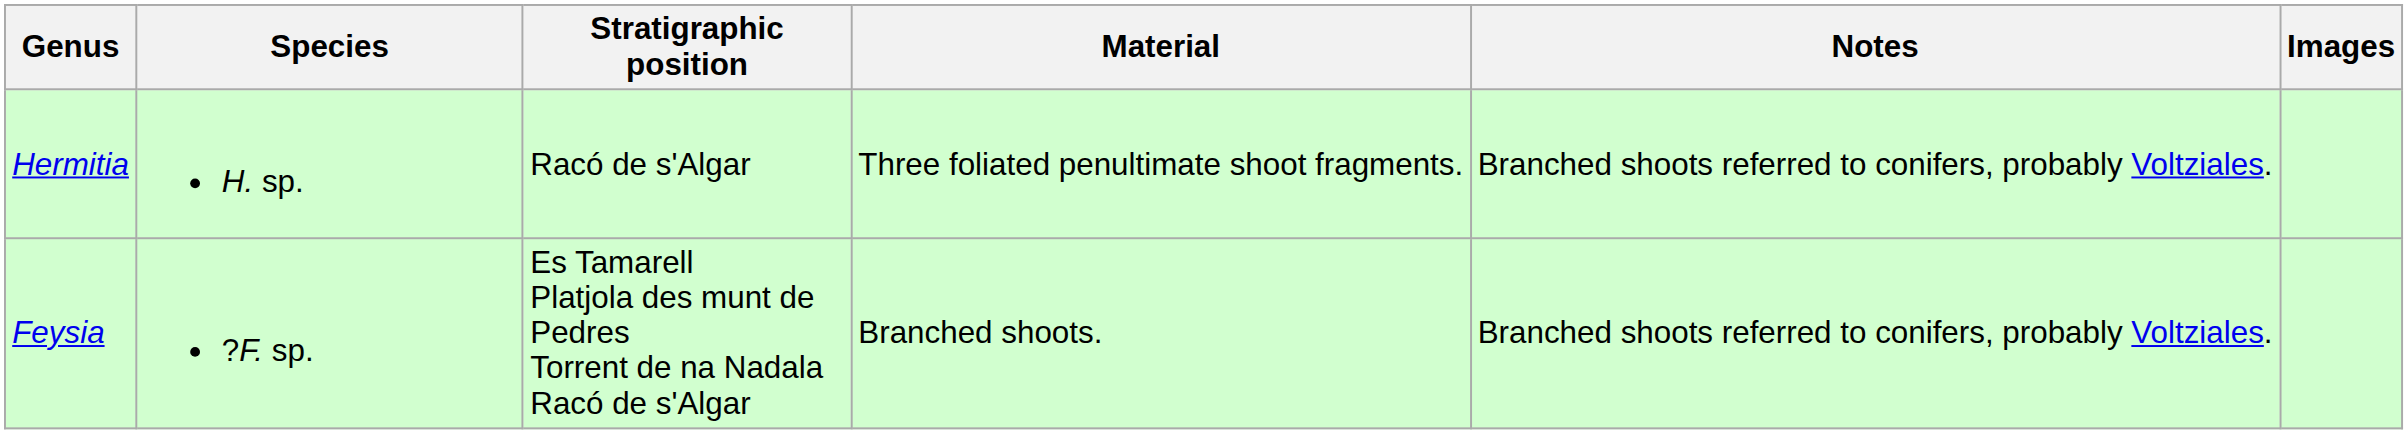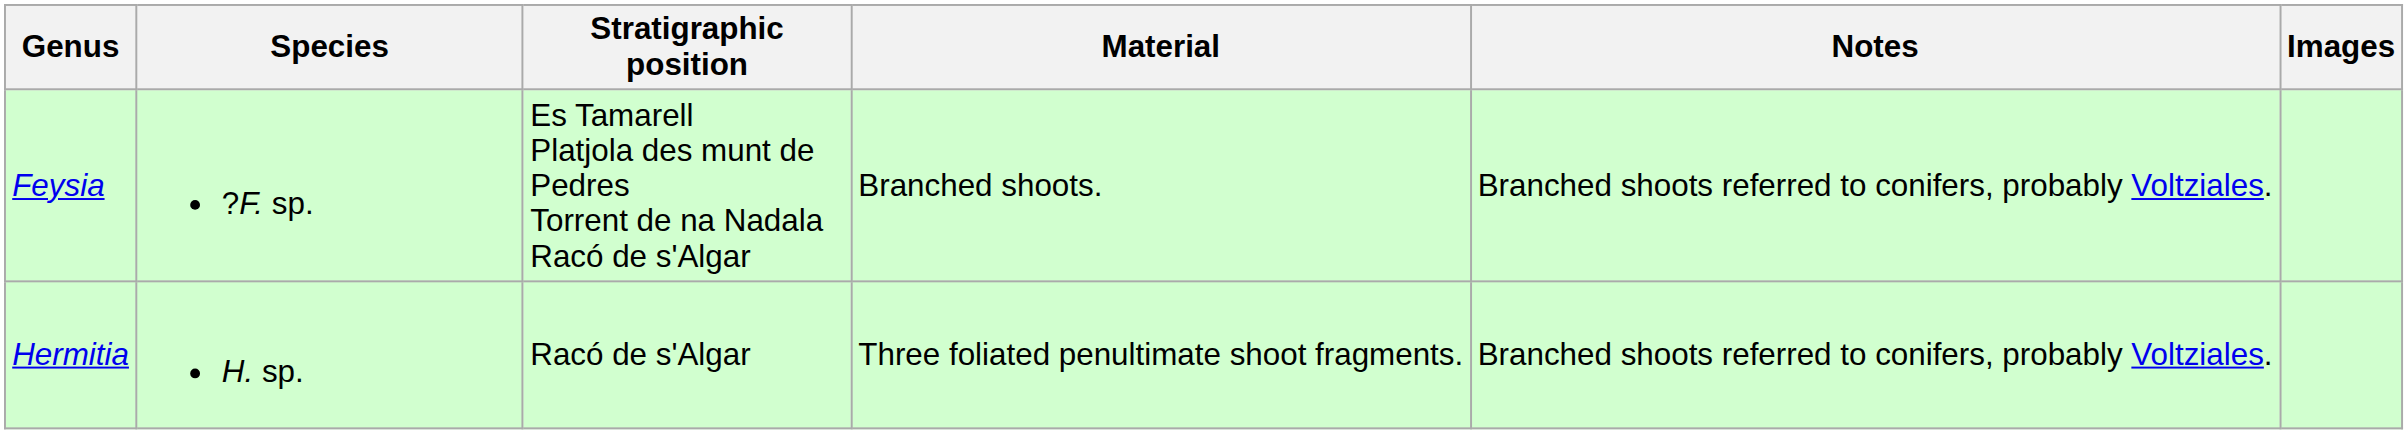rows swapped: (71, 163) <-> (58, 332)
